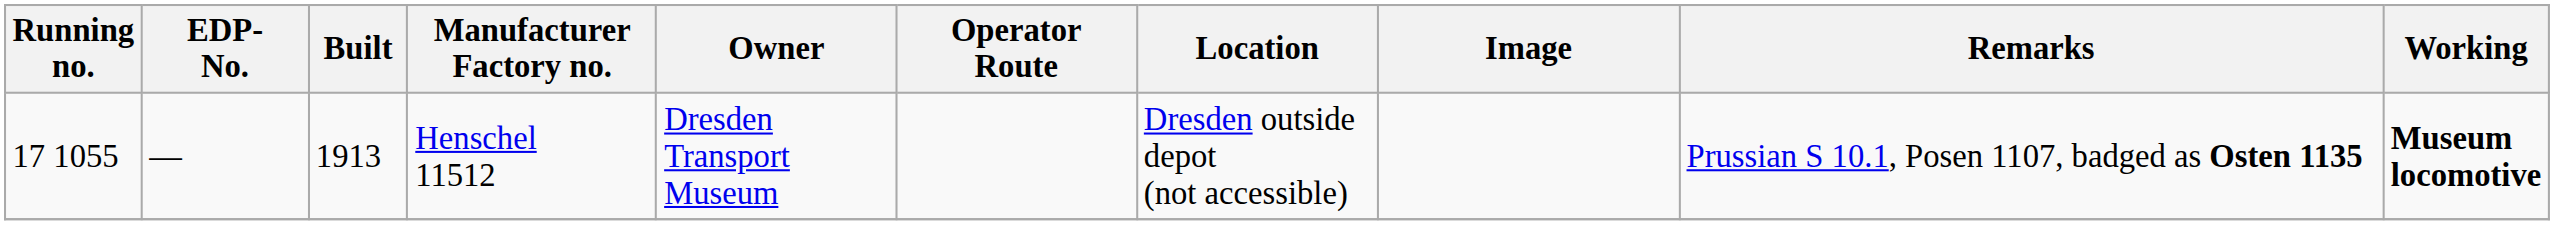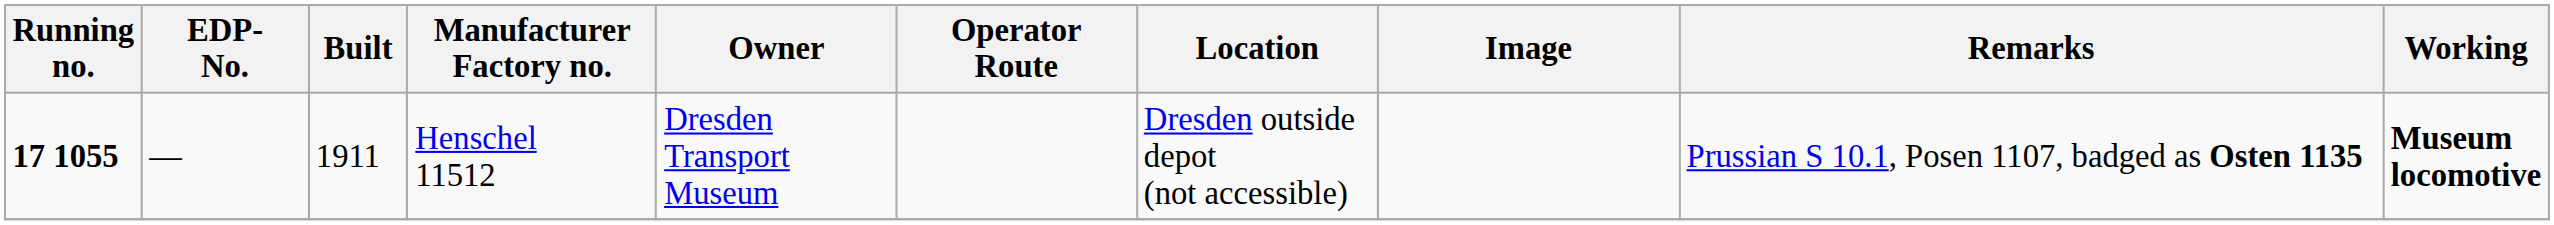(66, 155) normal -> (66, 155) bold
(349, 155) 1913 -> (348, 155) 1911
